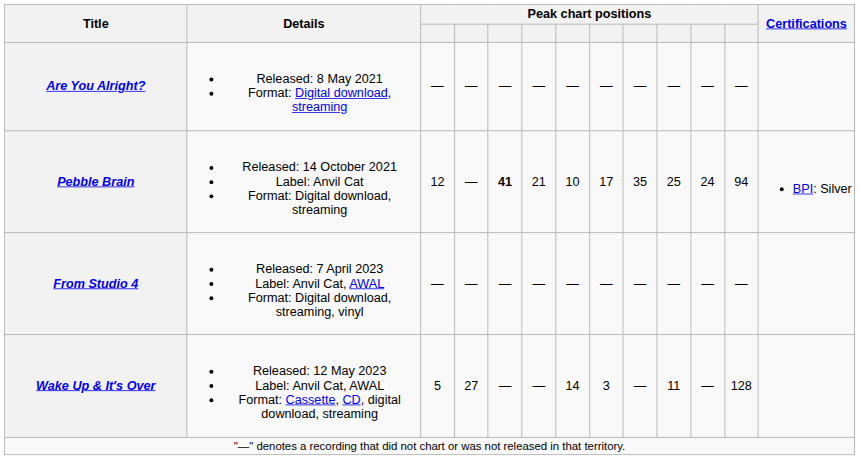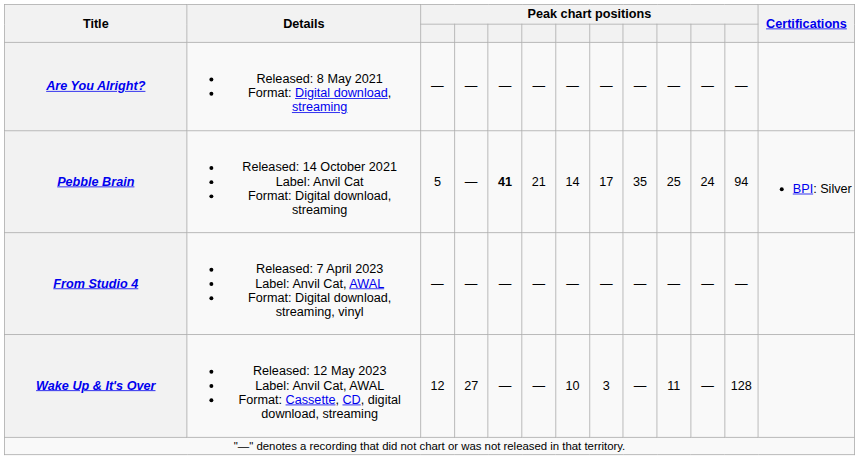(437, 181) 12 -> (437, 181) 5
(572, 181) 10 -> (572, 181) 14
(437, 386) 5 -> (437, 386) 12
(572, 386) 14 -> (572, 386) 10
